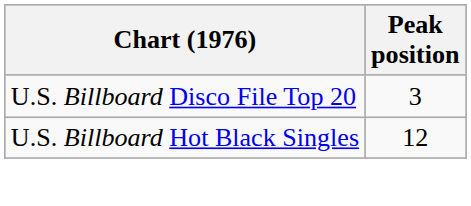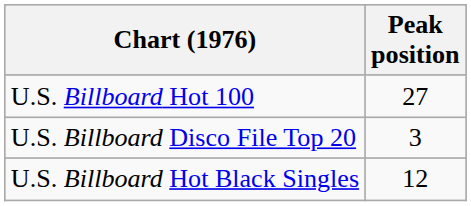+ row: (132, 95)
